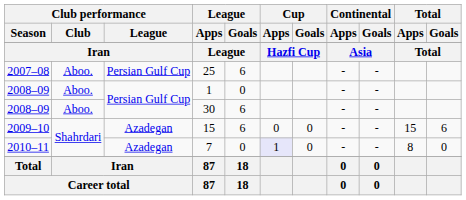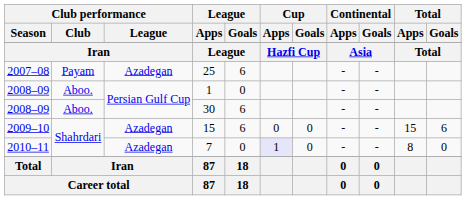(78, 71) Aboo. -> (78, 71) Payam
(149, 71) Persian Gulf Cup -> (149, 71) Azadegan
